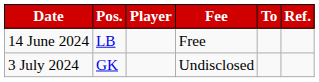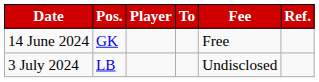columns swapped: (269, 16) <-> (216, 16)
(106, 40) LB -> (107, 40) GK
(107, 64) GK -> (106, 64) LB
